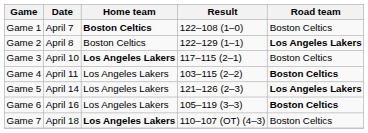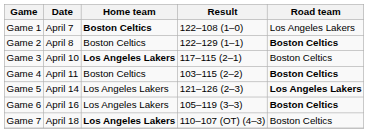(301, 27) Boston Celtics -> (312, 27) Los Angeles Lakers
(316, 43) Los Angeles Lakers -> (304, 43) Boston Celtics
(126, 74) Los Angeles Lakers -> (115, 74) Boston Celtics
